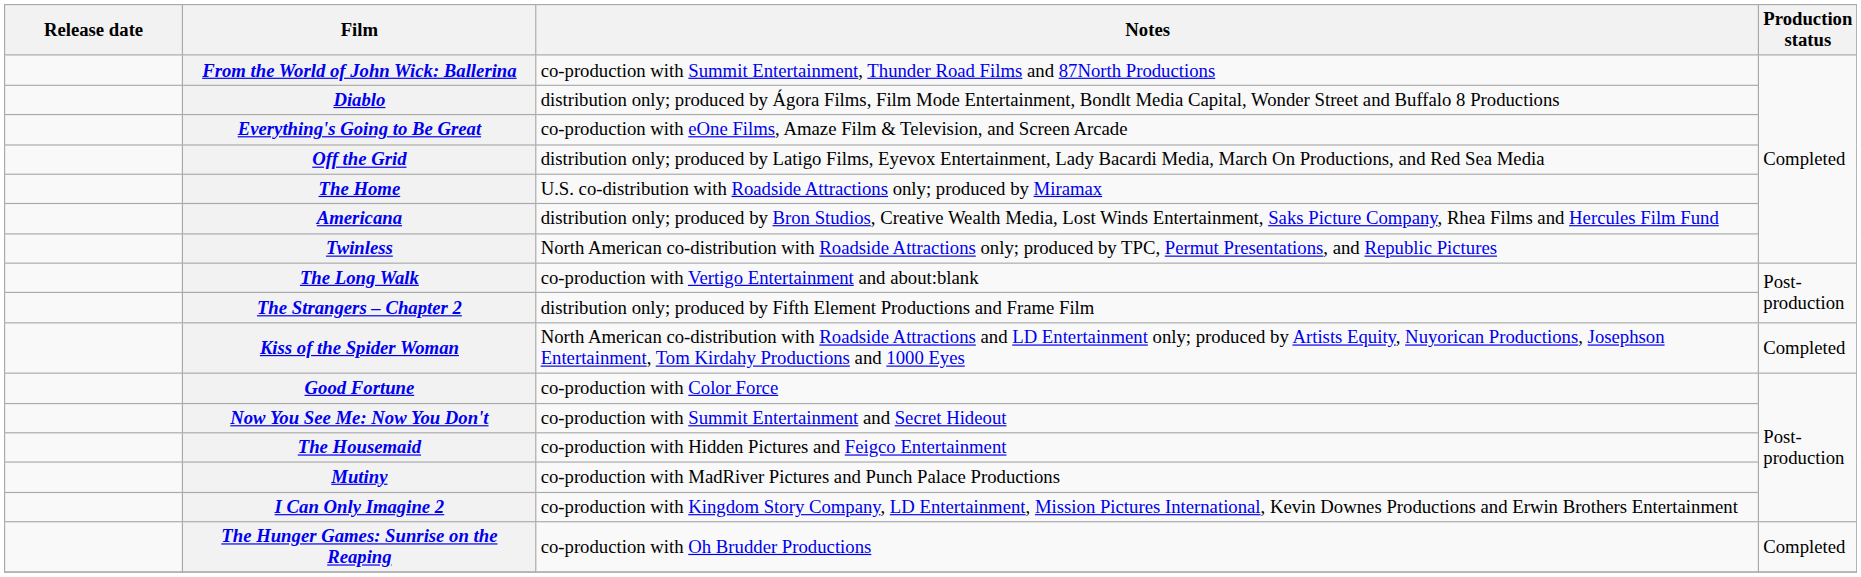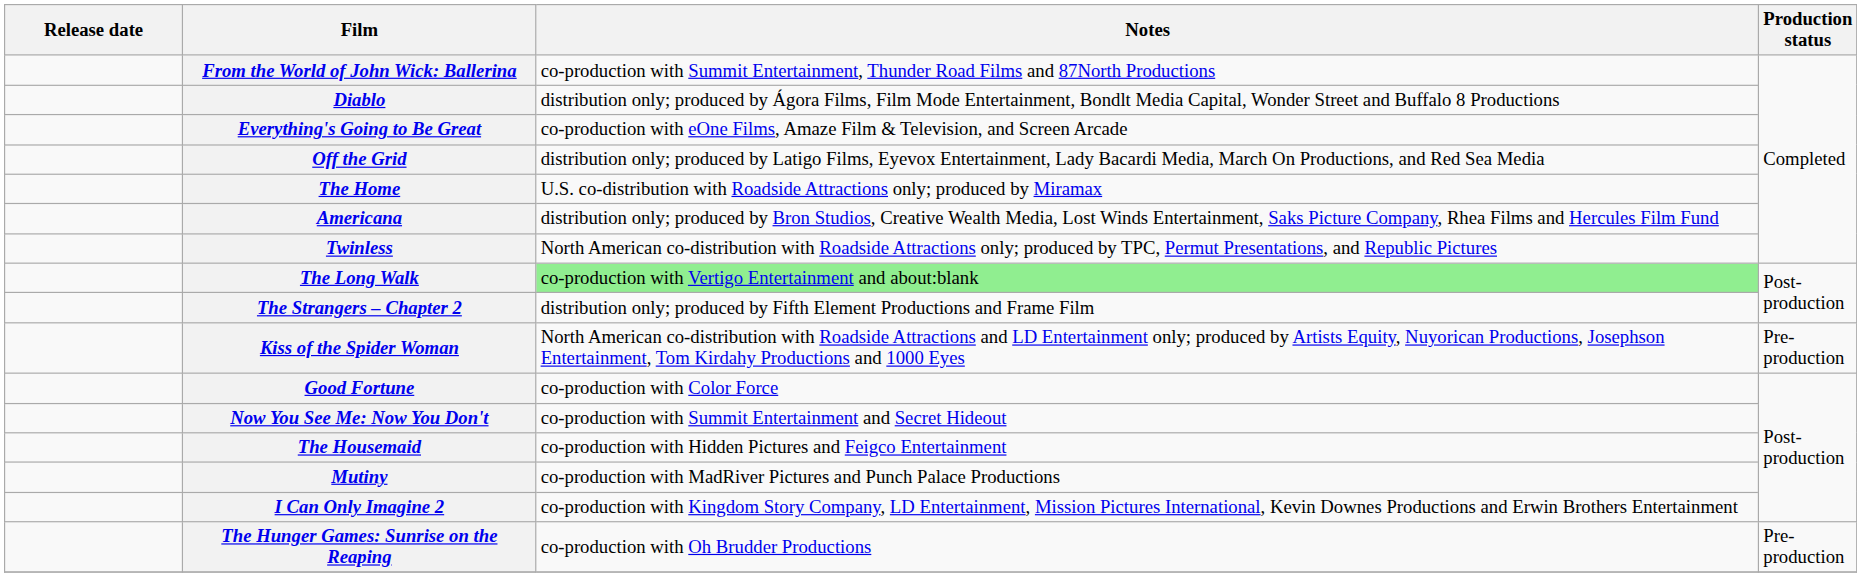(760, 277) no background -> (760, 277) lightgreen background
(1804, 347) Completed -> (1804, 347) Pre-production
(1804, 547) Completed -> (1804, 547) Pre-production
